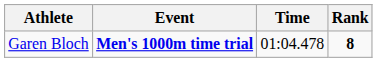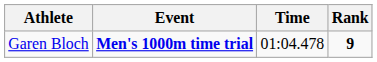(350, 44) 8 -> (350, 44) 9
